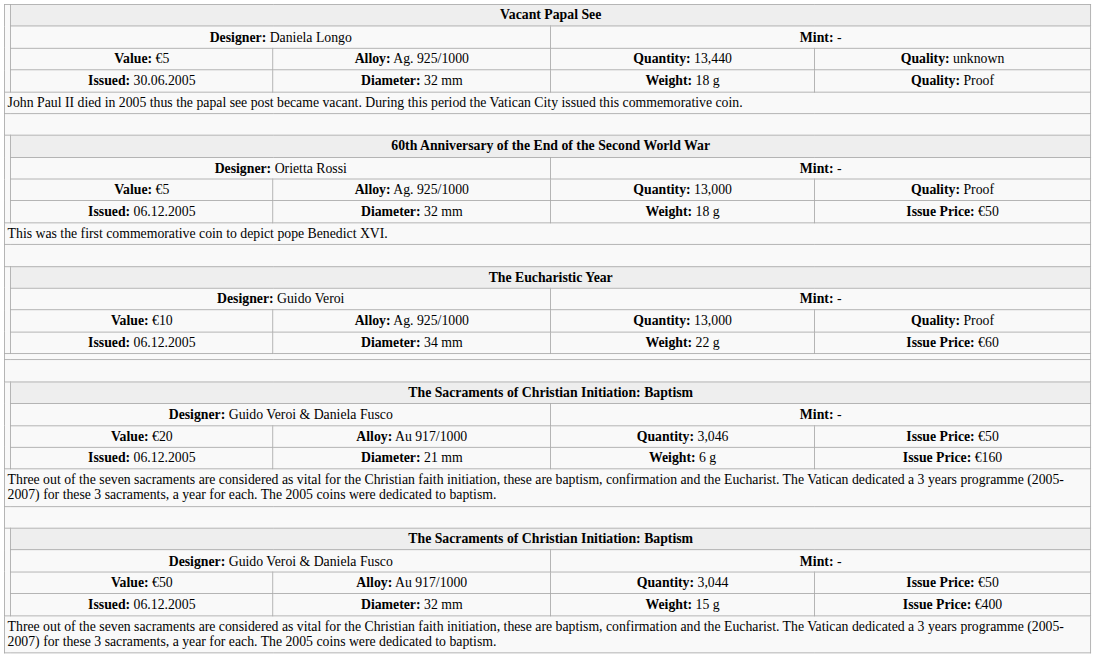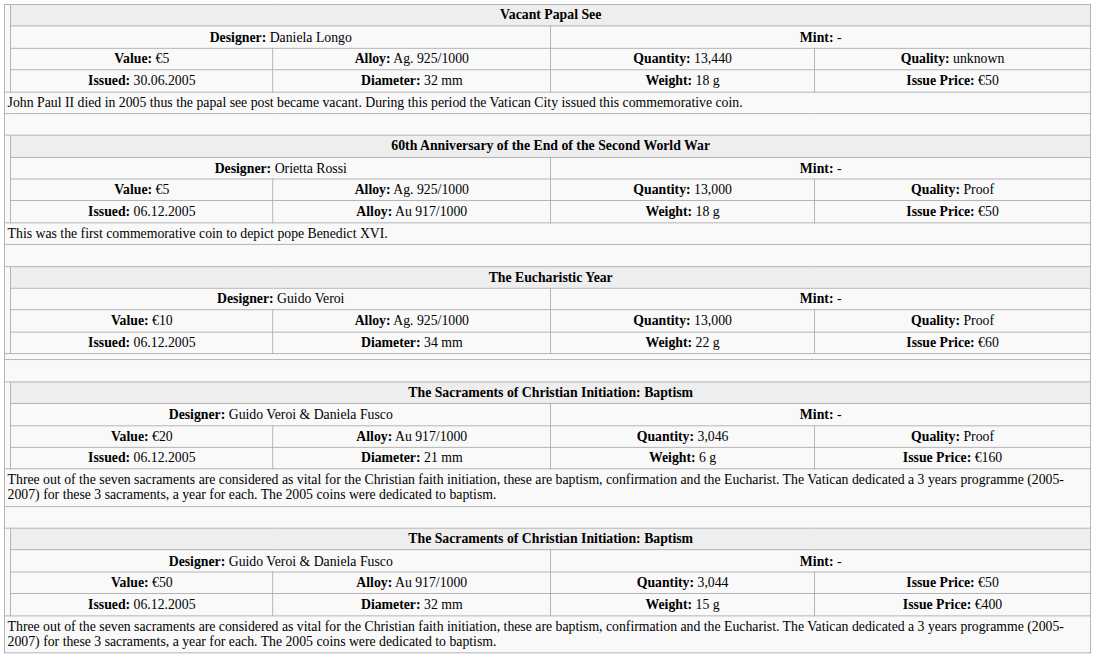(953, 80) Quality: Proof -> (953, 80) Issue Price: €50
(412, 211) Diameter: 32 mm -> (412, 211) Alloy: Au 917/1000
(953, 436) Issue Price: €50 -> (953, 436) Quality: Proof
